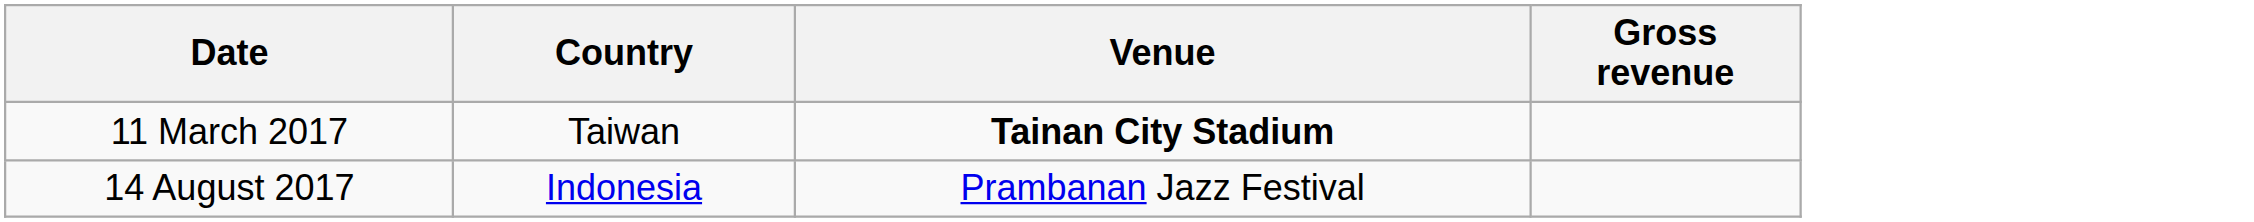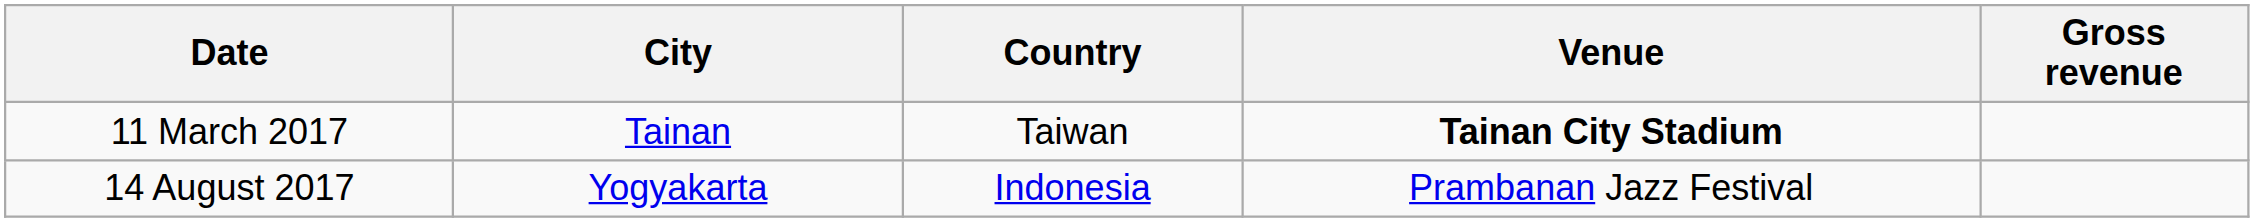+ column: (678, 53)
